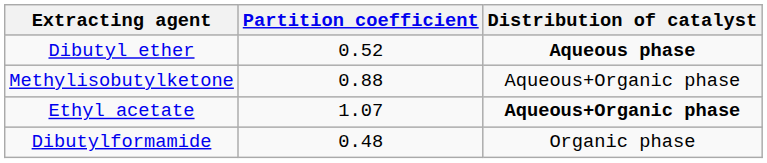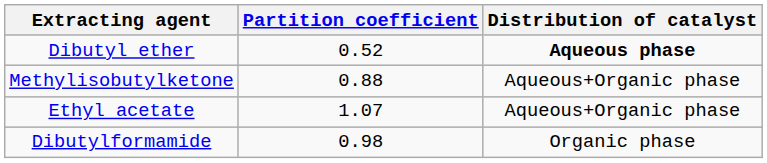(622, 112) bold -> (622, 112) normal
(361, 142) 0.48 -> (361, 142) 0.98
